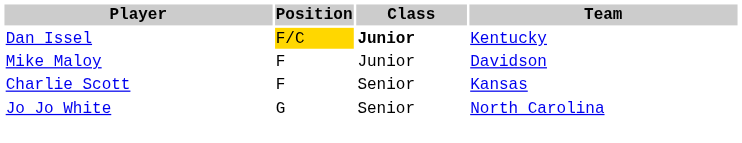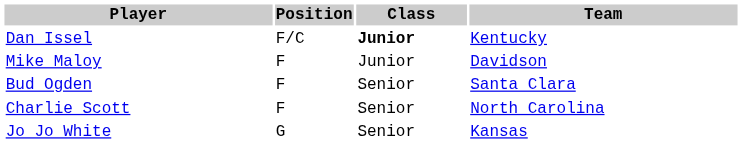(290, 38) gold background -> (290, 38) no background
+ row: (49, 85)
(499, 85) Kansas -> (537, 108) North Carolina
(537, 108) North Carolina -> (499, 132) Kansas
